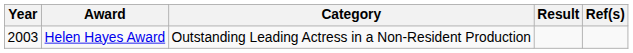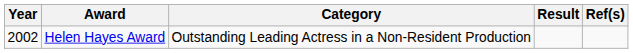(23, 37) 2003 -> (23, 37) 2002
